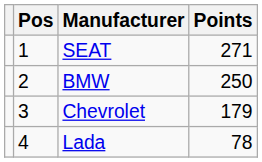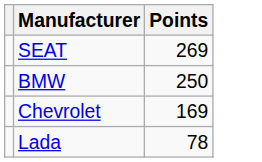- column: (36, 20)
(236, 51) 271 -> (192, 51) 269
(236, 112) 179 -> (192, 112) 169
